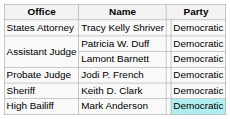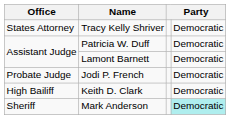(21, 91) Sheriff -> (30, 91) High Bailiff
(30, 106) High Bailiff -> (21, 106) Sheriff
